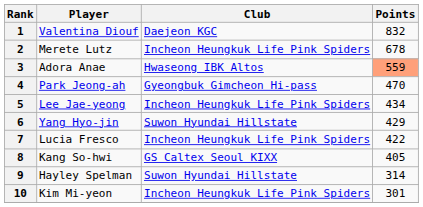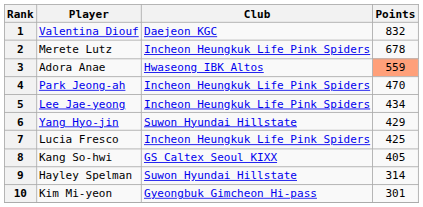(230, 85) Gyeongbuk Gimcheon Hi-pass -> (257, 85) Incheon Heungkuk Life Pink Spiders
(395, 139) 422 -> (395, 139) 425
(257, 194) Incheon Heungkuk Life Pink Spiders -> (230, 194) Gyeongbuk Gimcheon Hi-pass
